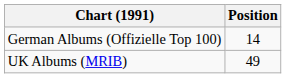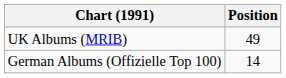rows swapped: (115, 38) <-> (67, 61)
